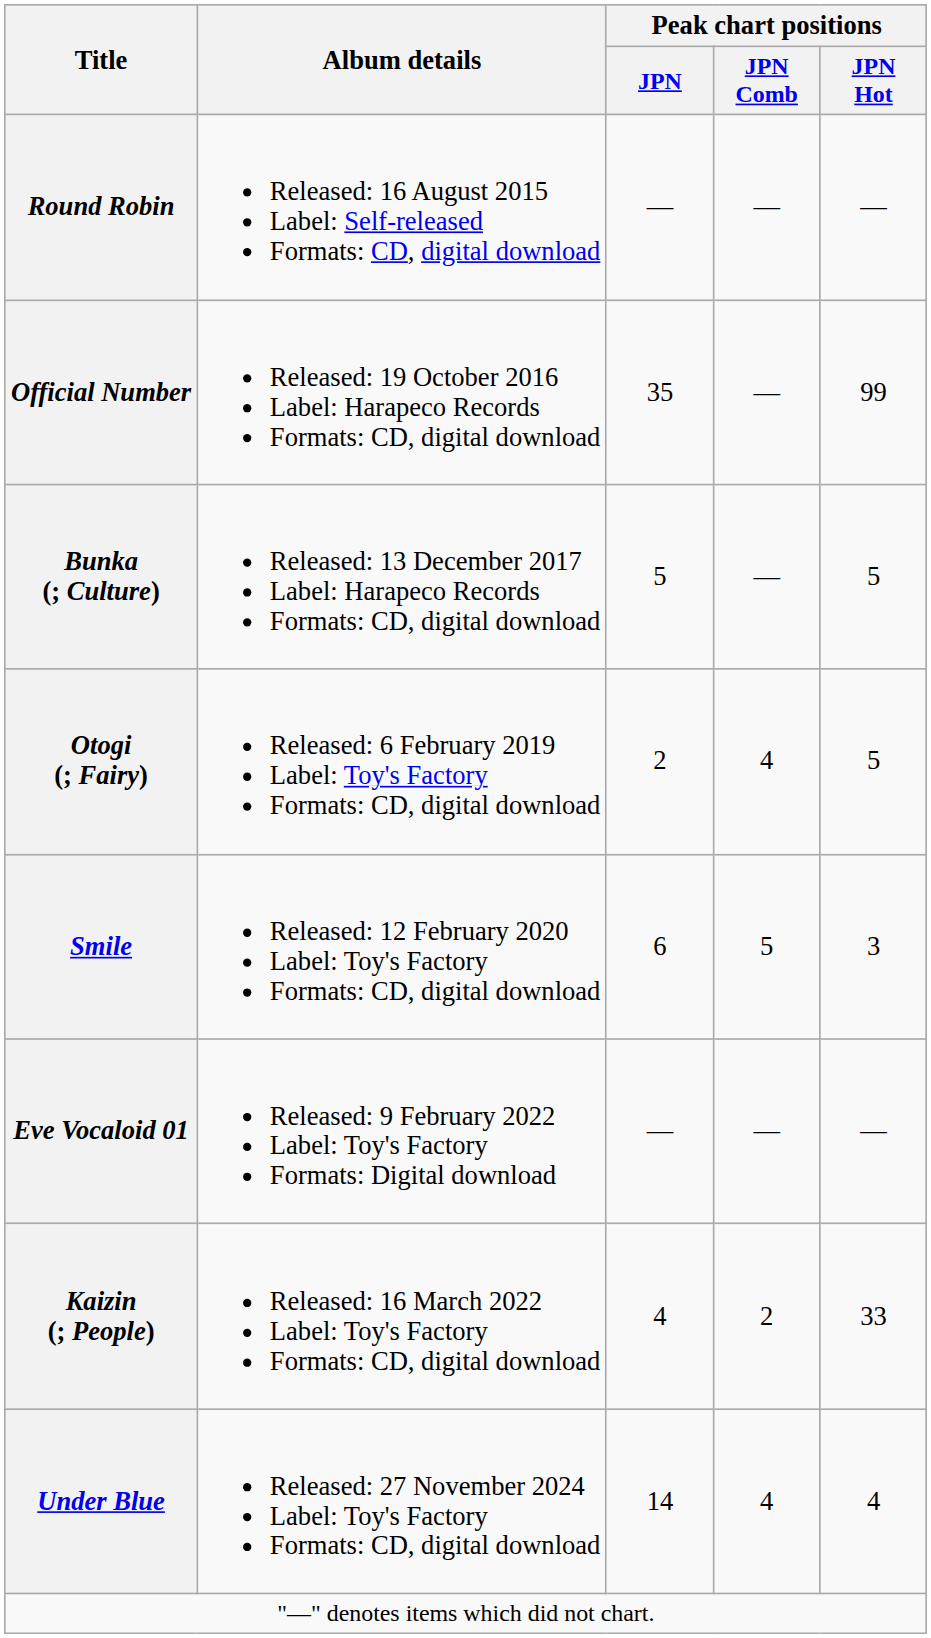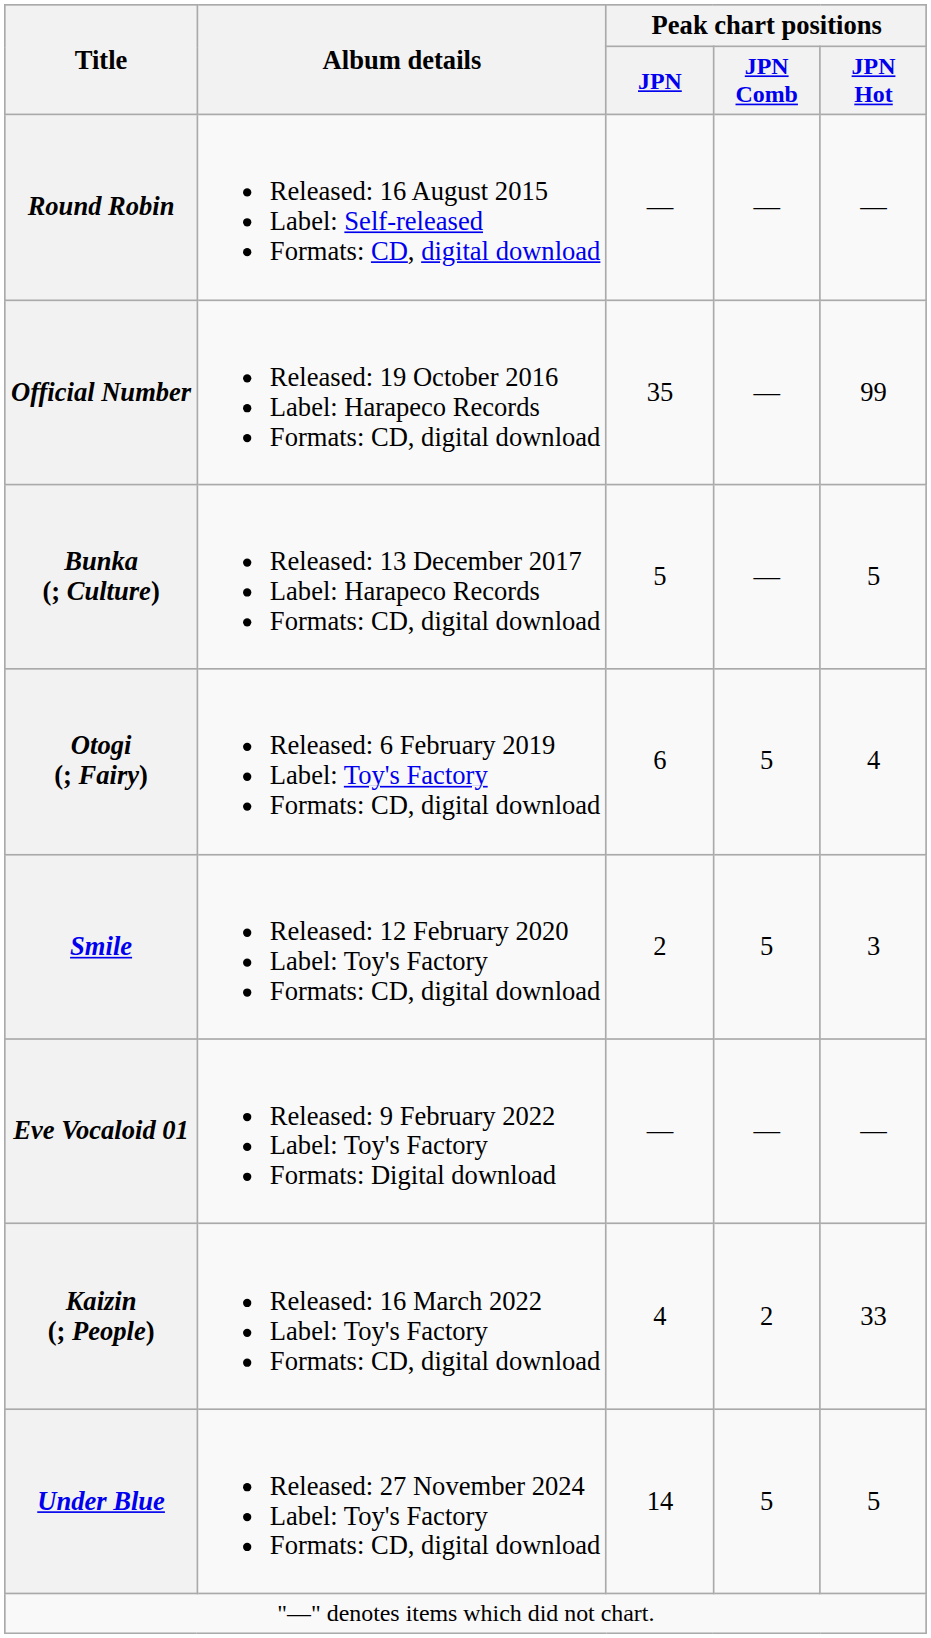(660, 761) 2 -> (660, 761) 6
(767, 761) 4 -> (767, 761) 5
(874, 761) 5 -> (874, 761) 4
(660, 946) 6 -> (660, 946) 2
(767, 1500) 4 -> (767, 1500) 5
(874, 1500) 4 -> (874, 1500) 5
